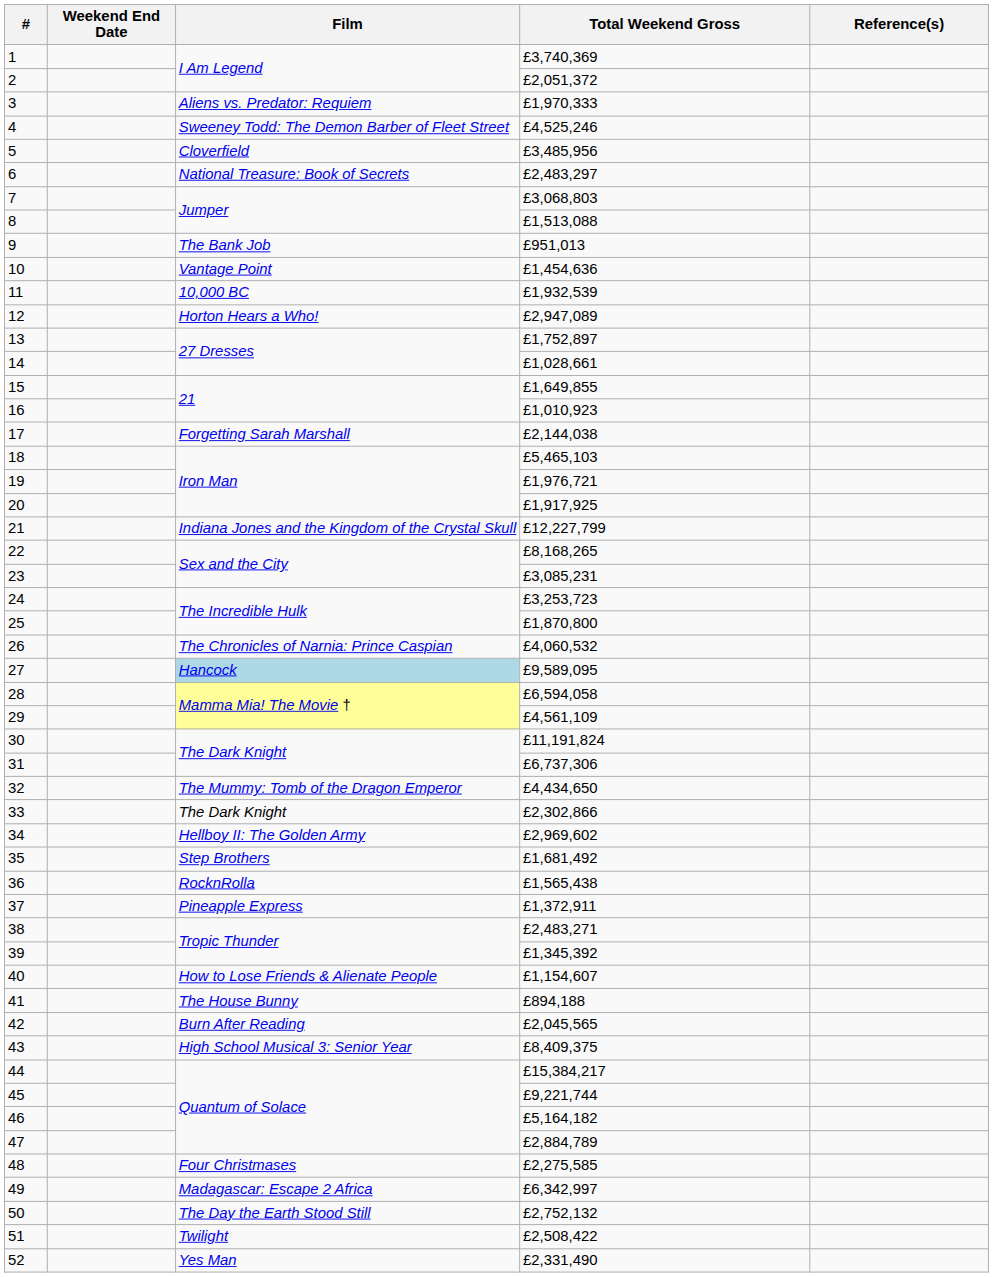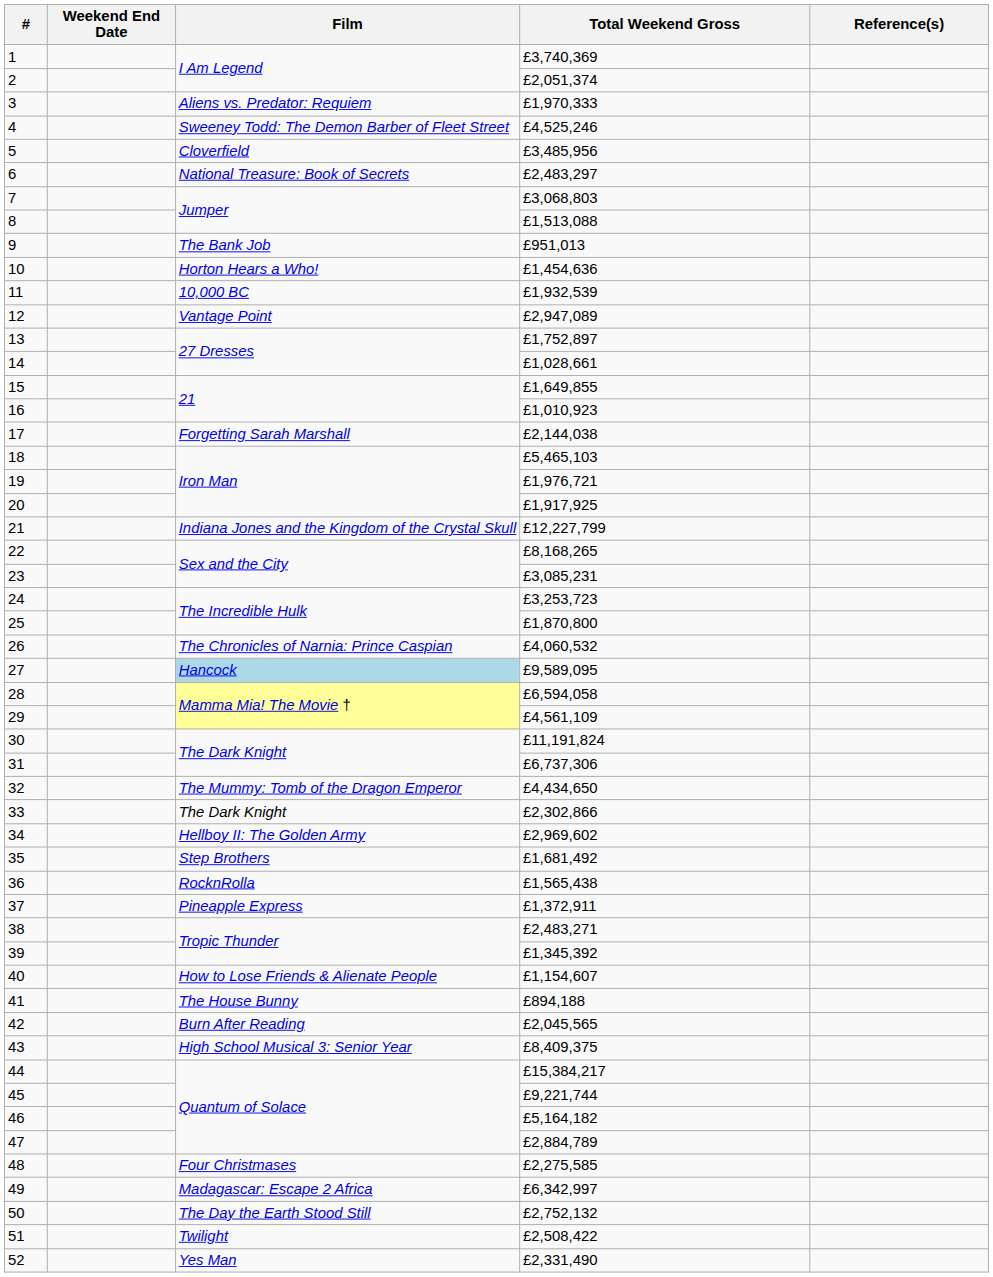(560, 80) £2,051,372 -> (560, 80) £2,051,374
(225, 269) Vantage Point -> (249, 269) Horton Hears a Who!
(249, 316) Horton Hears a Who! -> (225, 316) Vantage Point
